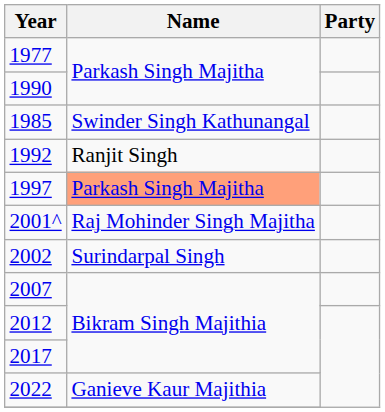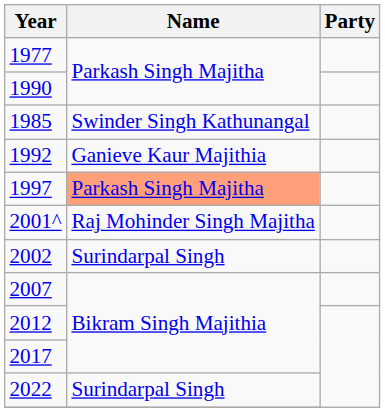(125, 155) Ranjit Singh -> (169, 155) Ganieve Kaur Majithia
(169, 389) Ganieve Kaur Majithia -> (148, 389) Surindarpal Singh
